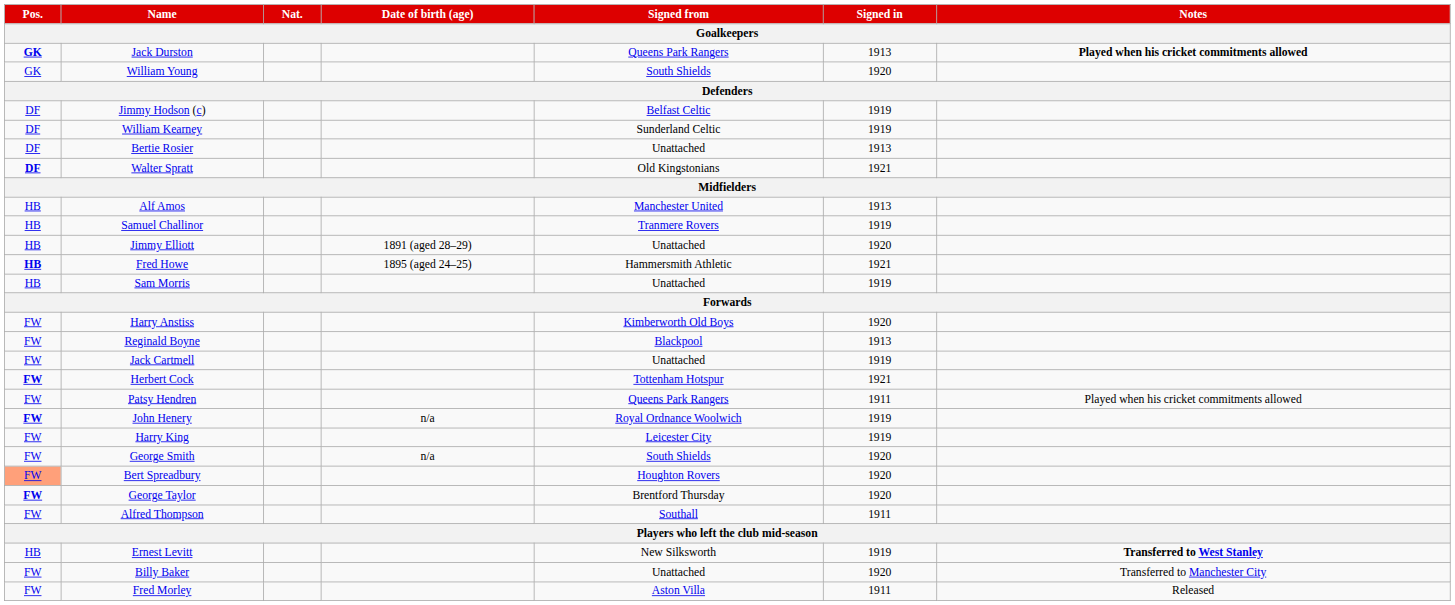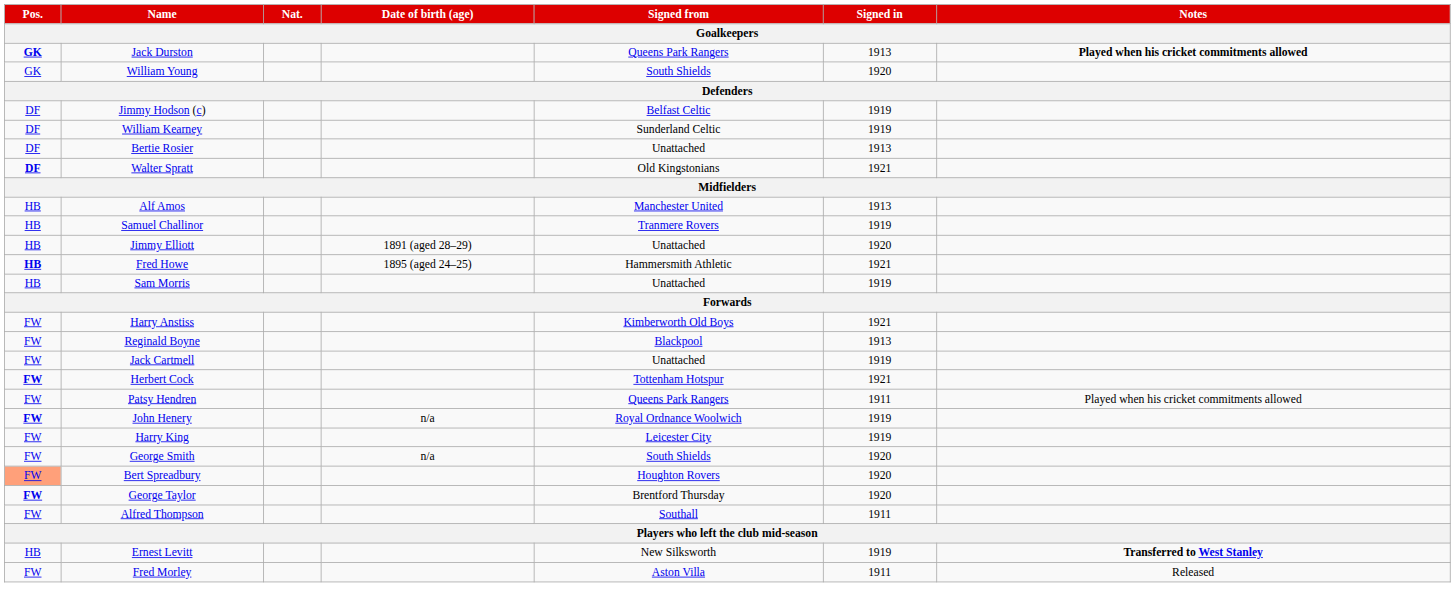(880, 322) 1920 -> (880, 322) 1921
- row: (162, 572)
